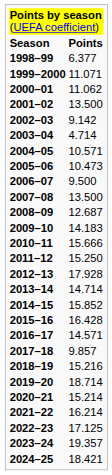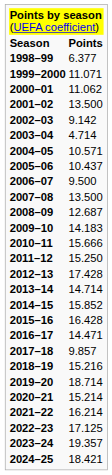(86, 166) 10.473 -> (86, 166) 10.437
(86, 274) 17.928 -> (86, 274) 17.428
(86, 336) 14.571 -> (86, 336) 14.471
